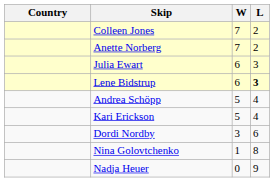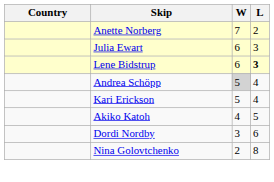- row: (124, 30)
(237, 99) no background -> (237, 82) lightgrey background
+ row: (122, 116)
(237, 151) 1 -> (237, 151) 2
- row: (121, 168)
